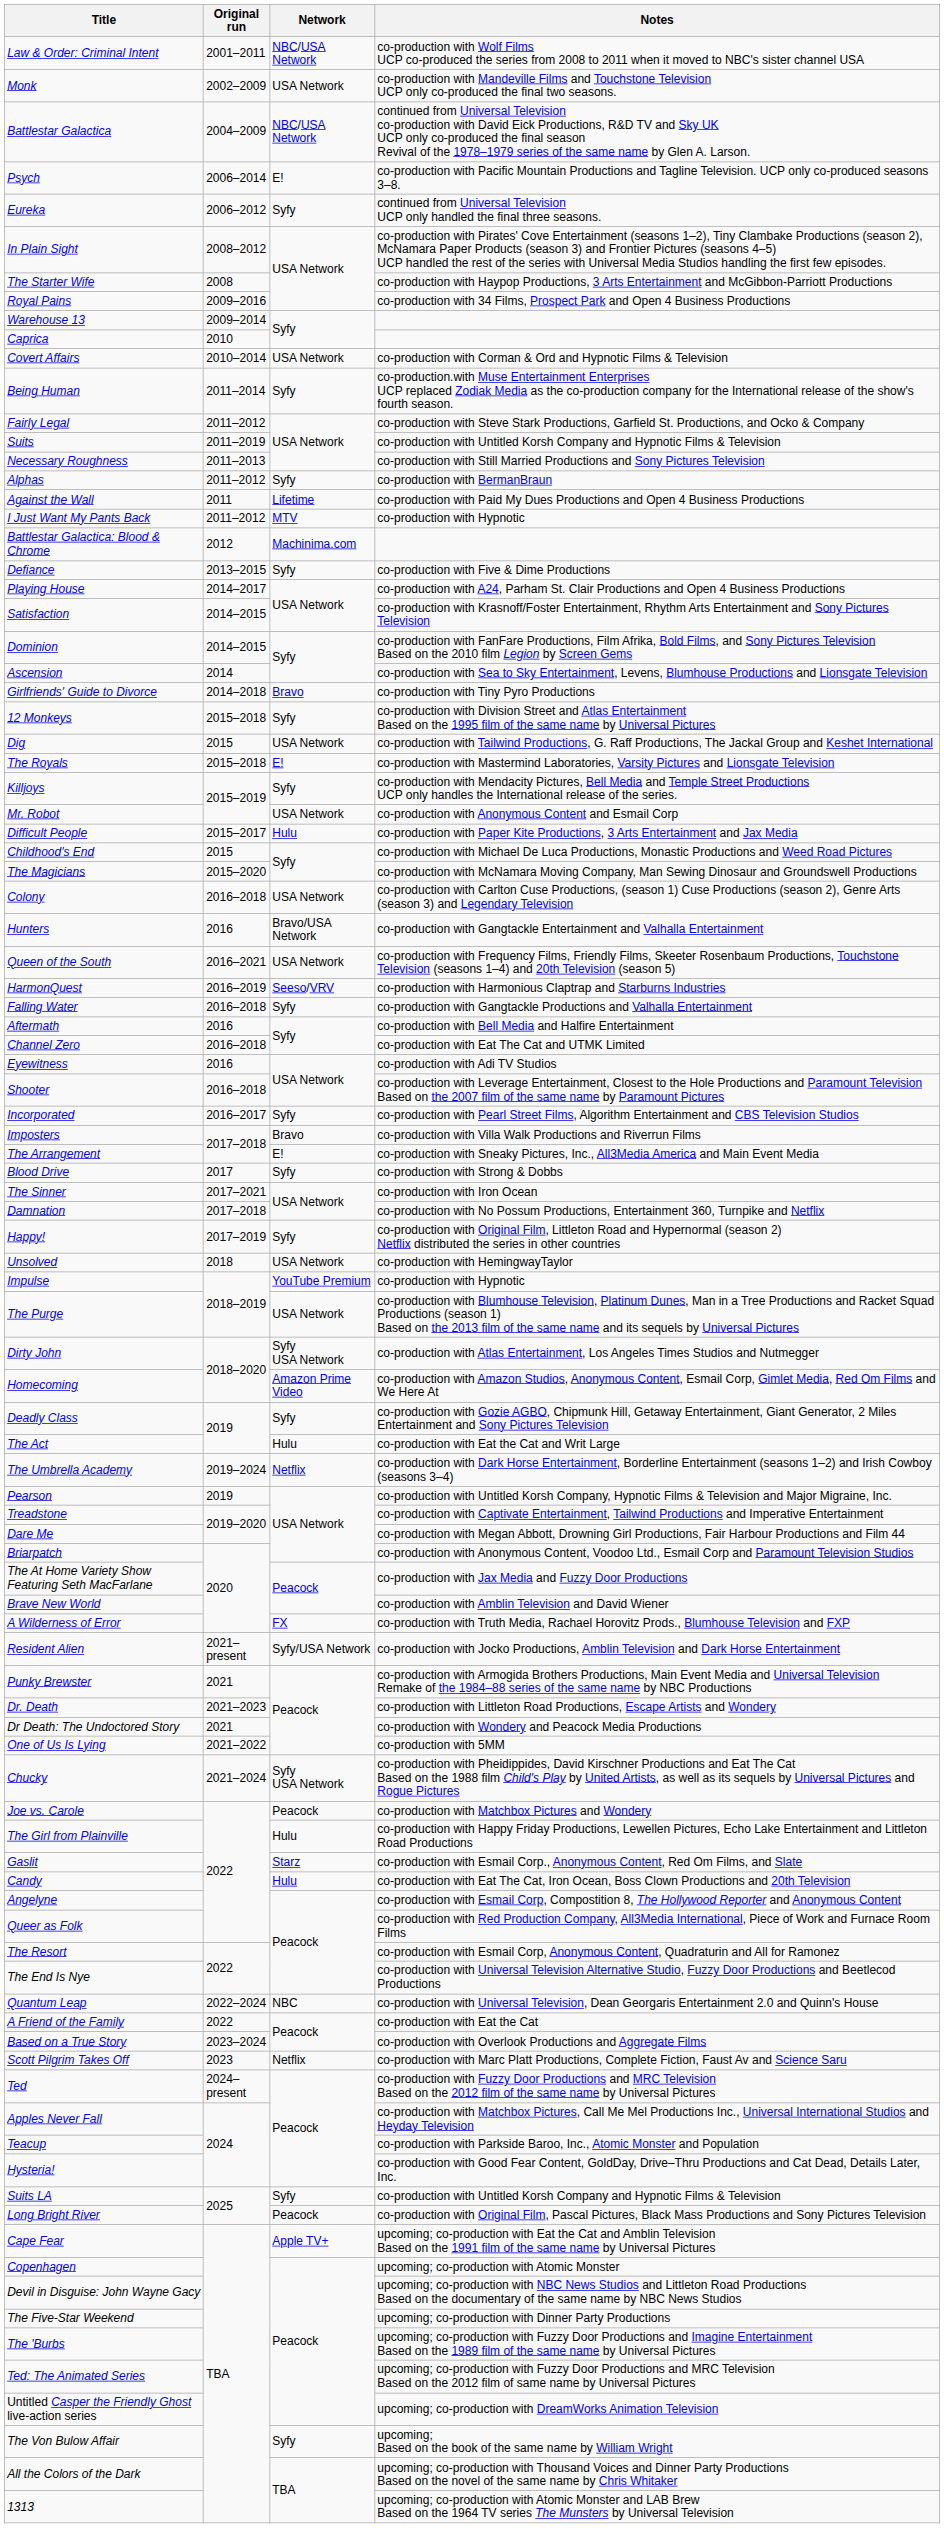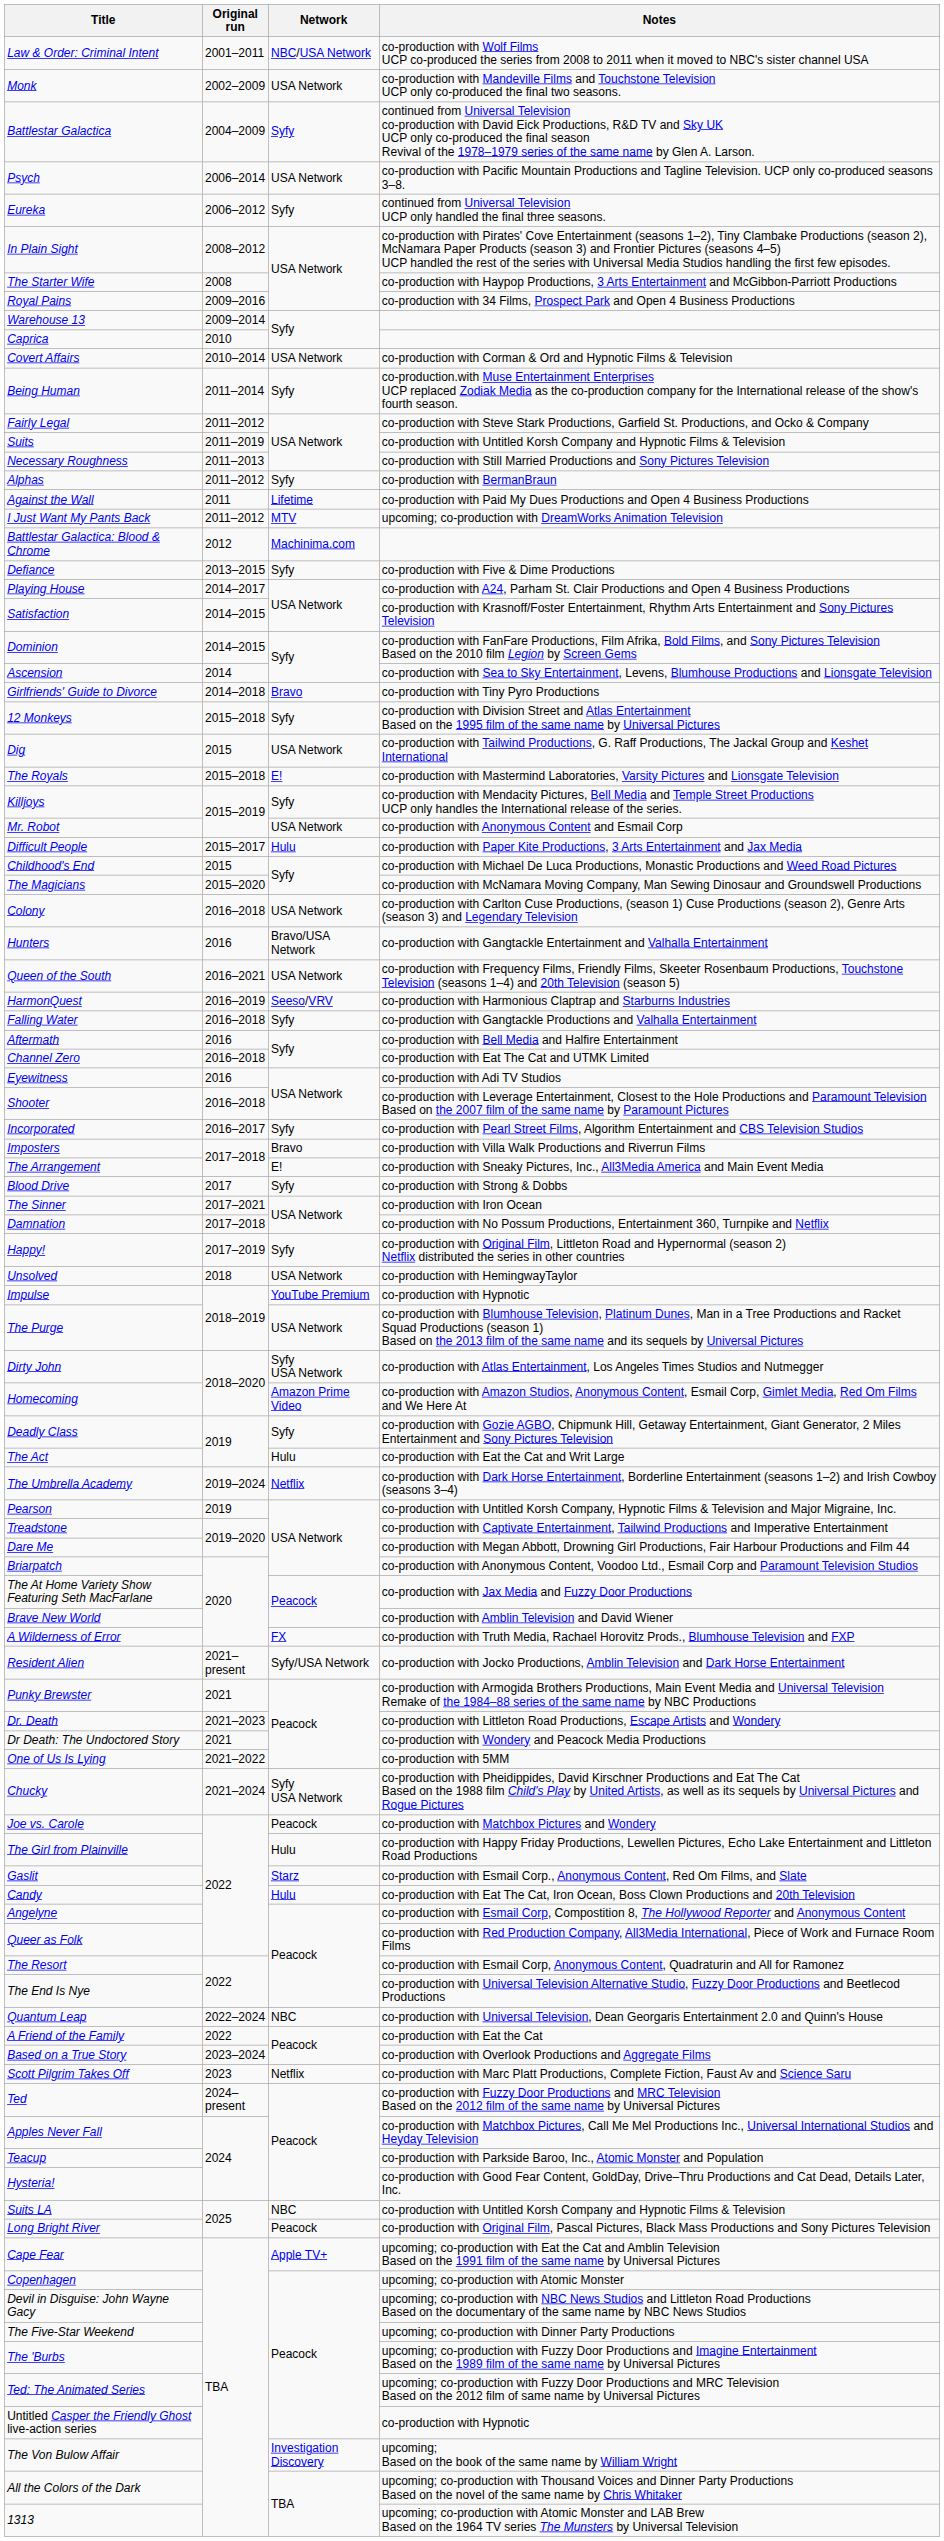(299, 131) NBC/USA Network -> (283, 131) Syfy
(278, 177) E! -> (307, 177) USA Network
(451, 518) co-production with Hypnotic -> (552, 518) upcoming; co-production with DreamWorks Animation Television
(284, 2196) Syfy -> (284, 2209) NBC
(548, 2409) upcoming; co-production with DreamWorks Animation Television -> (456, 2422) co-production with Hypnotic
(284, 2441) Syfy -> (305, 2455) Investigation Discovery
